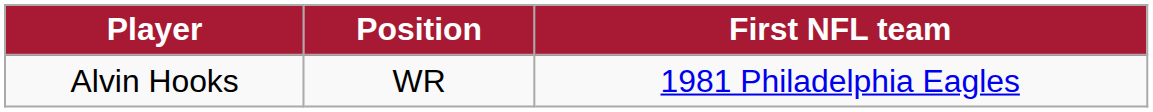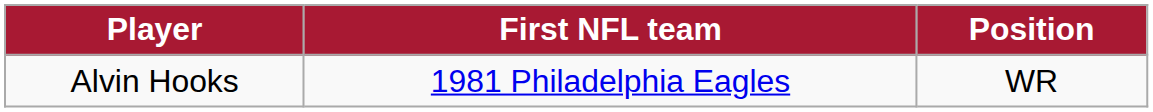columns swapped: (419, 29) <-> (840, 29)
